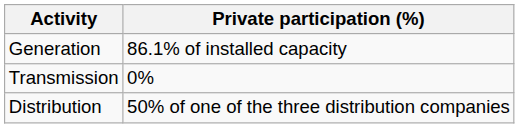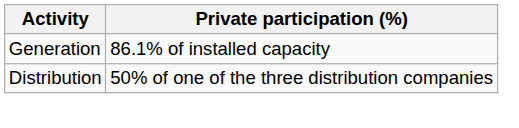- row: (64, 78)
